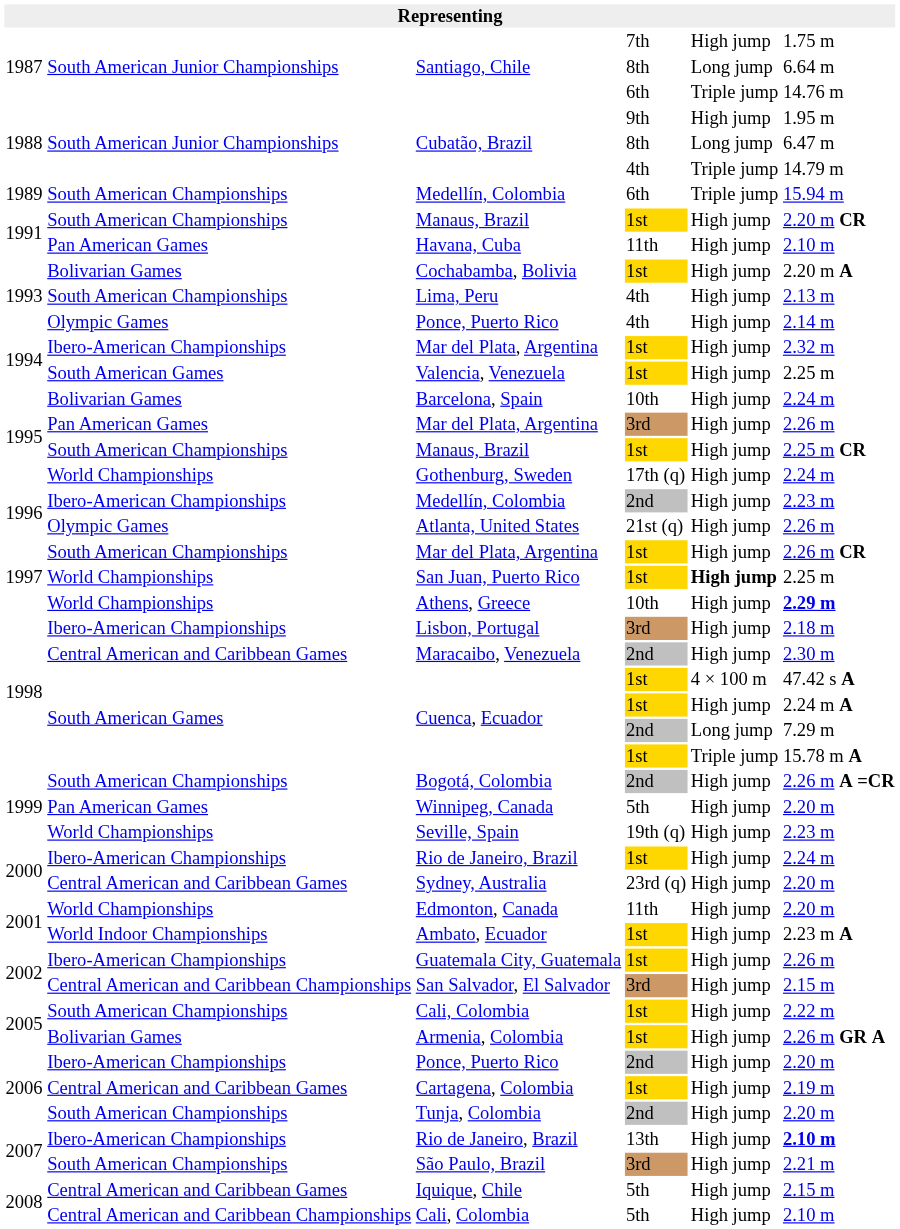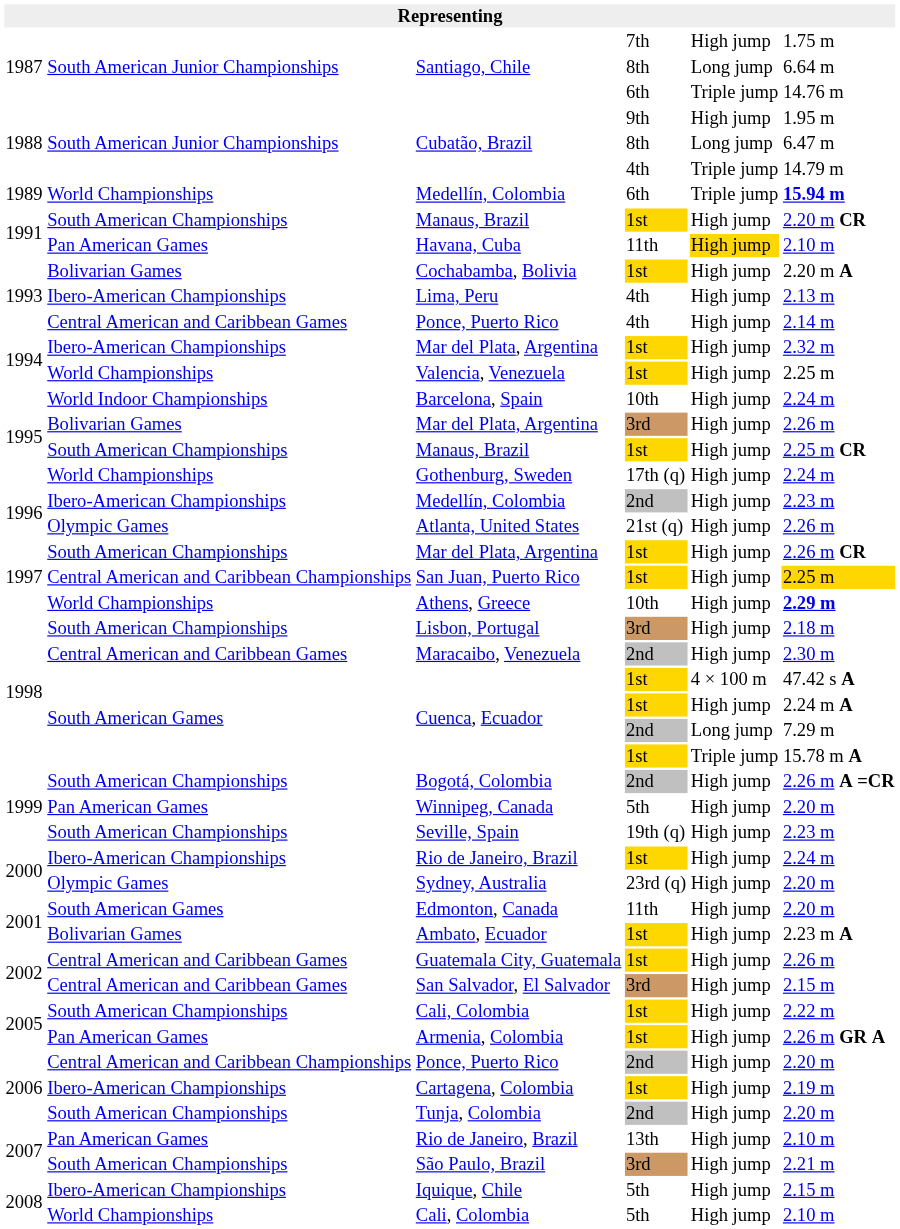(167, 194) South American Championships -> (130, 194) World Championships
(813, 194) normal -> (814, 194) bold
(731, 245) no background -> (731, 245) gold background
(167, 296) South American Championships -> (167, 296) Ibero-American Championships
(108, 322) Olympic Games -> (197, 322) Central American and Caribbean Games
(135, 373) South American Games -> (130, 373) World Championships
(115, 398) Bolivarian Games -> (157, 398) World Indoor Championships
(128, 424) Pan American Games -> (115, 424) Bolivarian Games
(130, 577) World Championships -> (229, 577) Central American and Caribbean Championships
(734, 577) bold -> (731, 577) normal
(809, 577) no background -> (809, 577) gold background
(167, 628) Ibero-American Championships -> (167, 628) South American Championships
(130, 832) World Championships -> (167, 832) South American Championships
(197, 883) Central American and Caribbean Games -> (108, 883) Olympic Games
(130, 909) World Championships -> (135, 909) South American Games
(157, 934) World Indoor Championships -> (115, 934) Bolivarian Games
(167, 960) Ibero-American Championships -> (197, 960) Central American and Caribbean Games
(229, 985) Central American and Caribbean Championships -> (197, 985) Central American and Caribbean Games
(115, 1036) Bolivarian Games -> (128, 1036) Pan American Games
(167, 1062) Ibero-American Championships -> (229, 1062) Central American and Caribbean Championships
(197, 1087) Central American and Caribbean Games -> (167, 1087) Ibero-American Championships
(167, 1138) Ibero-American Championships -> (128, 1138) Pan American Games
(809, 1138) bold -> (809, 1138) normal
(197, 1189) Central American and Caribbean Games -> (167, 1189) Ibero-American Championships
(229, 1215) Central American and Caribbean Championships -> (130, 1215) World Championships
